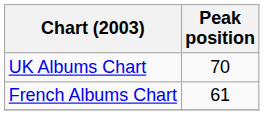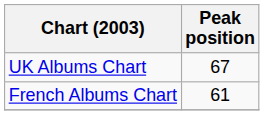(220, 67) 70 -> (220, 67) 67
